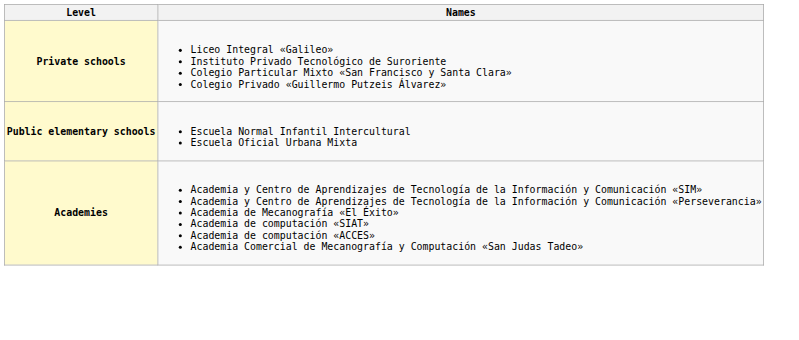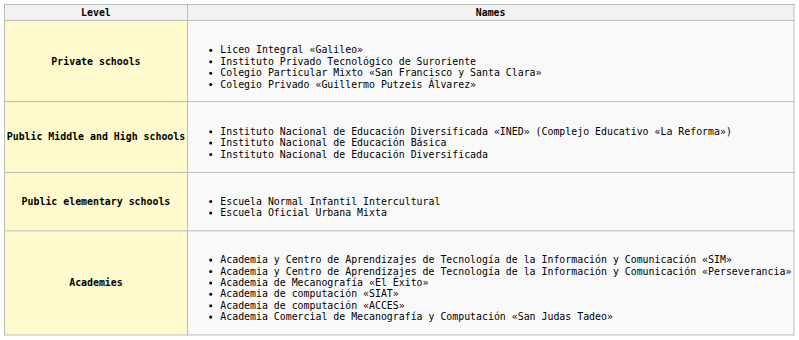+ row: (96, 137)
